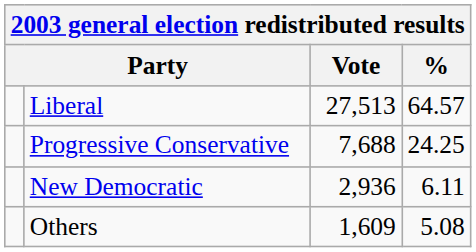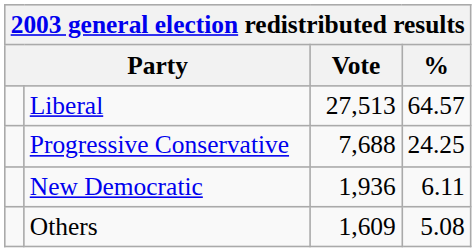(367, 186) 2,936 -> (367, 186) 1,936
